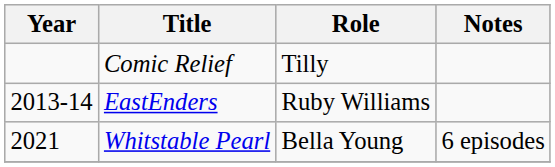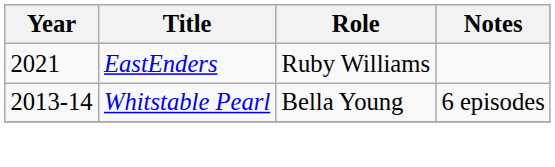- row: (168, 63)
(52, 102) 2013-14 -> (35, 63) 2021
(35, 141) 2021 -> (52, 102) 2013-14
